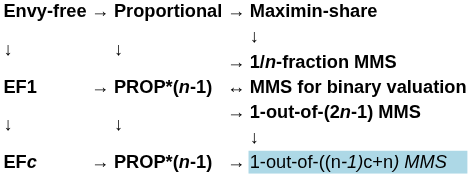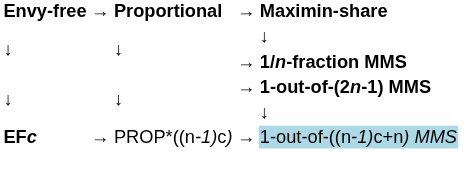- row: (20, 86)
(163, 162) PROP*(n-1) -> (173, 137) PROP*((n-1)c)
